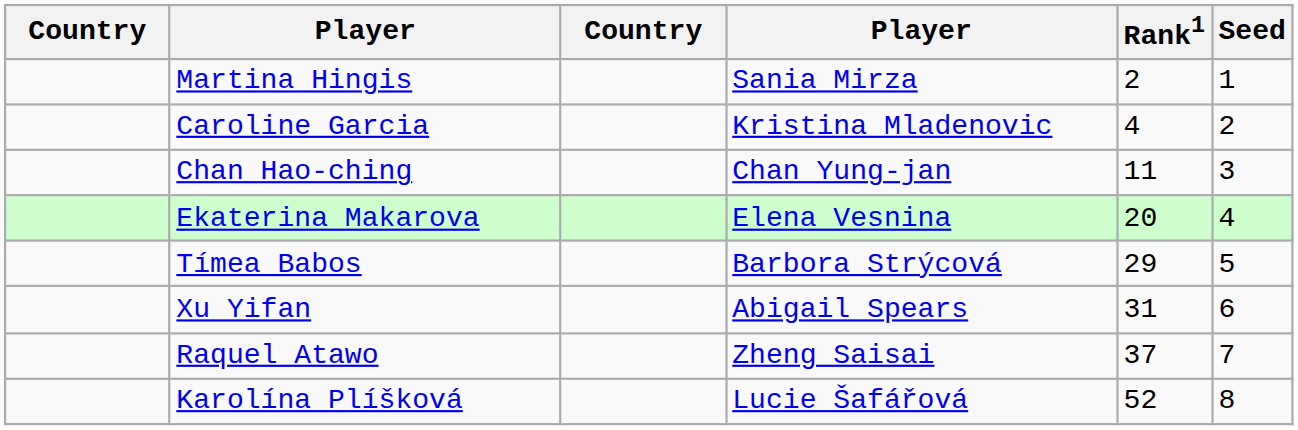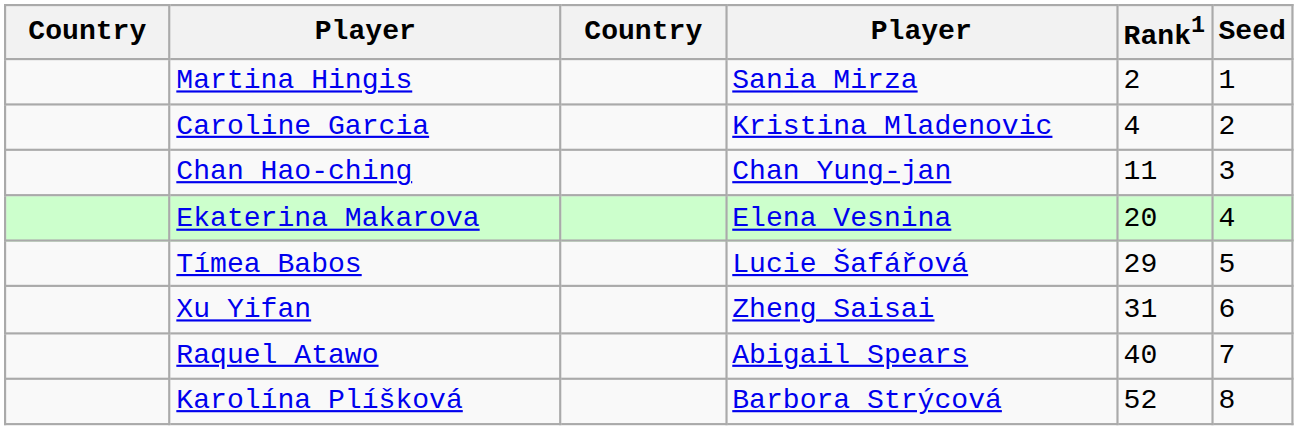(867, 264) Barbora Strýcová -> (850, 264) Lucie Šafářová
(850, 310) Abigail Spears -> (833, 310) Zheng Saisai
(833, 356) Zheng Saisai -> (850, 356) Abigail Spears
(1140, 356) 37 -> (1140, 356) 40
(850, 401) Lucie Šafářová -> (867, 401) Barbora Strýcová
